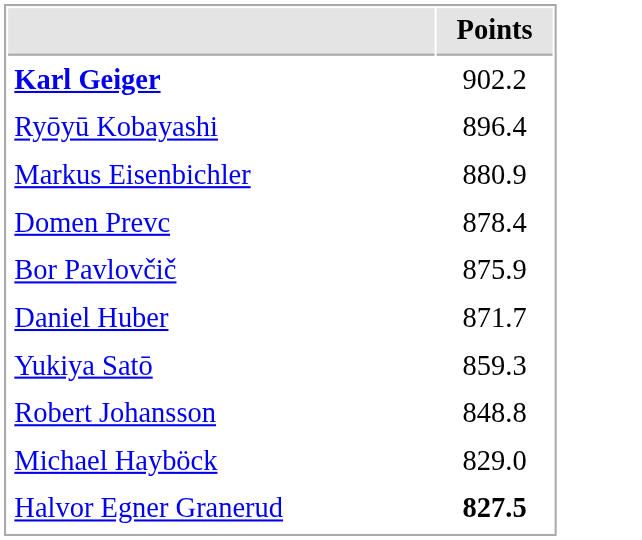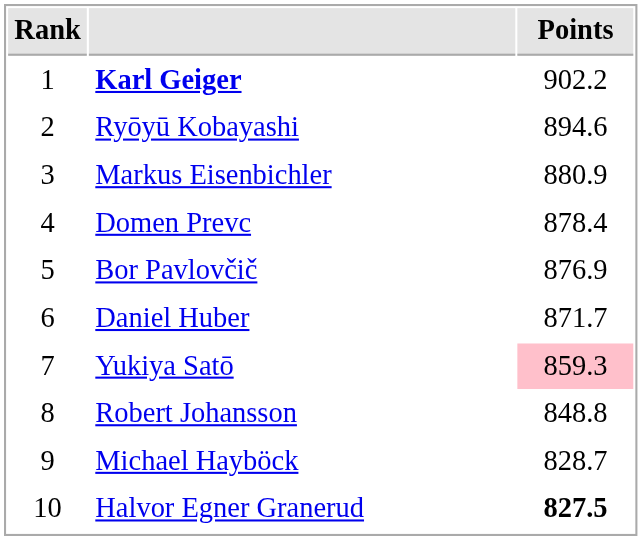+ column: (48, 30)
(495, 127) 896.4 -> (576, 127) 894.6
(495, 270) 875.9 -> (576, 270) 876.9
(495, 365) no background -> (576, 365) pink background
(495, 460) 829.0 -> (576, 460) 828.7
